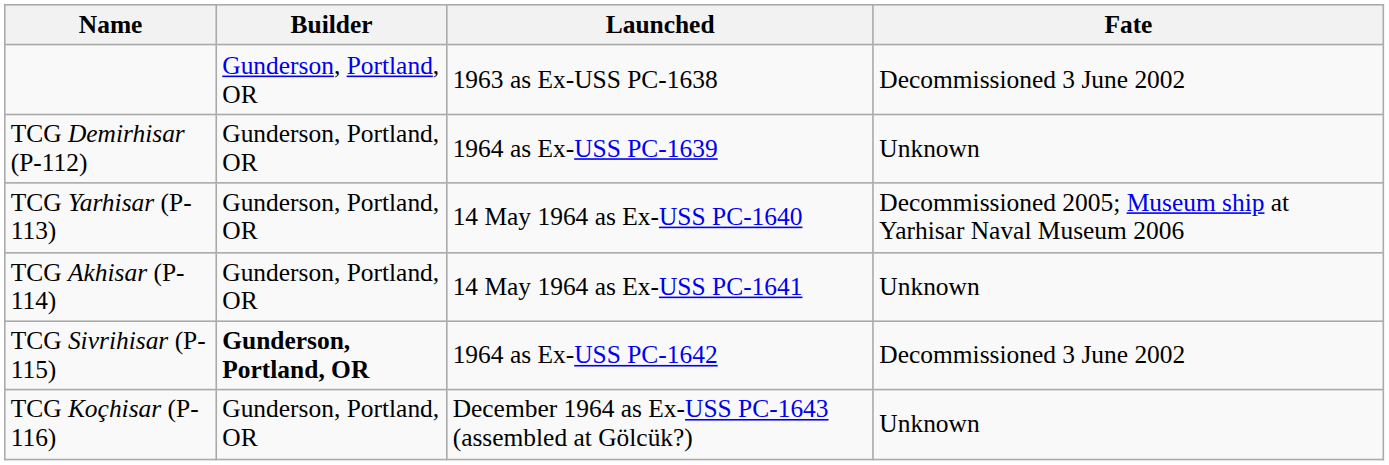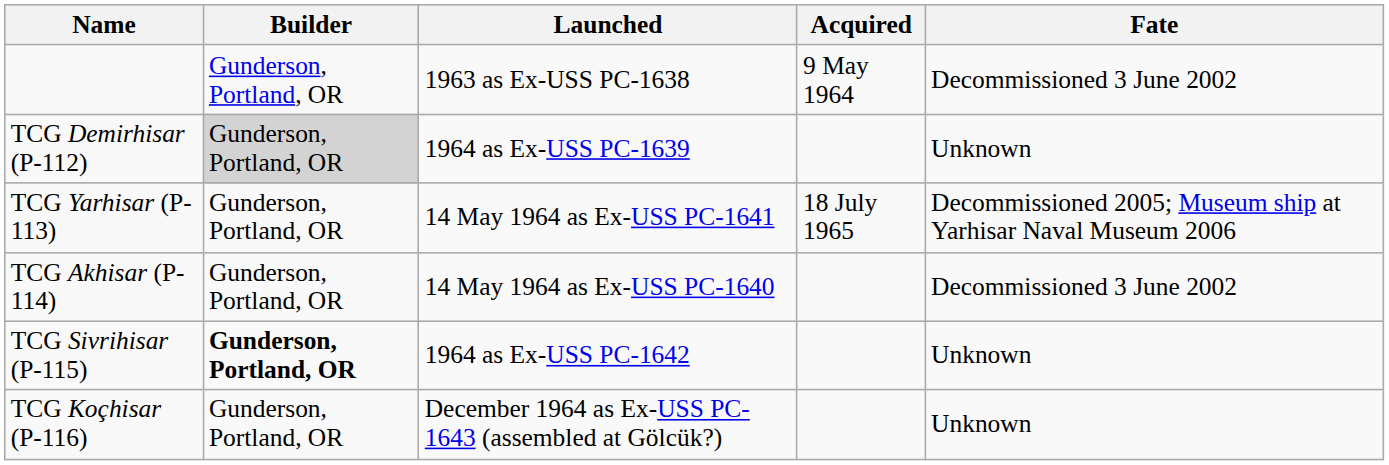+ column: (861, 24)
(331, 148) no background -> (276, 148) lightgrey background
(628, 217) 14 May 1964 as Ex-USS PC-1640 -> (600, 217) 14 May 1964 as Ex-USS PC-1641
(628, 286) 14 May 1964 as Ex-USS PC-1641 -> (600, 286) 14 May 1964 as Ex-USS PC-1640
(929, 286) Unknown -> (1084, 286) Decommissioned 3 June 2002
(1032, 355) Decommissioned 3 June 2002 -> (981, 355) Unknown
